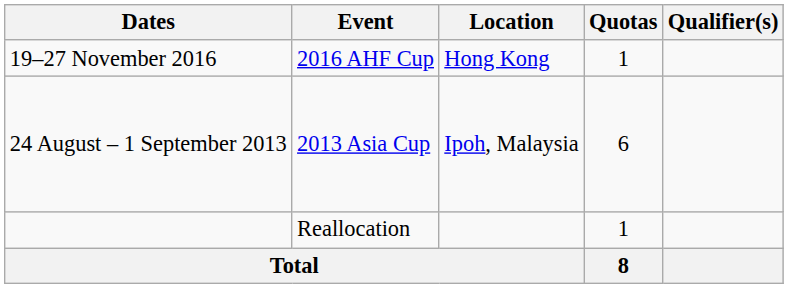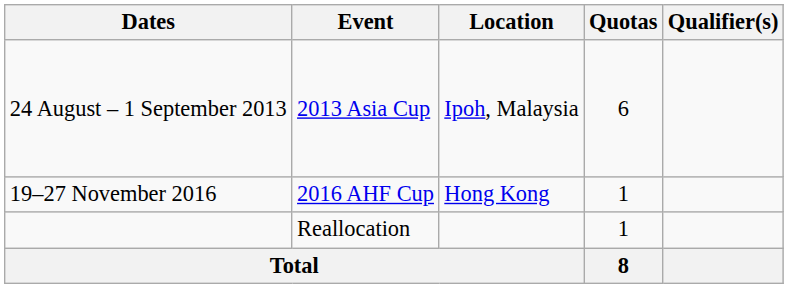rows swapped: (148, 143) <-> (113, 57)
